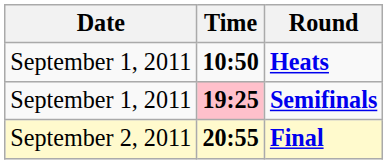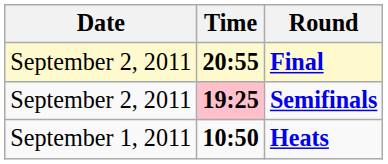rows swapped: (299, 61) <-> (297, 138)
(101, 100) September 1, 2011 -> (101, 100) September 2, 2011
